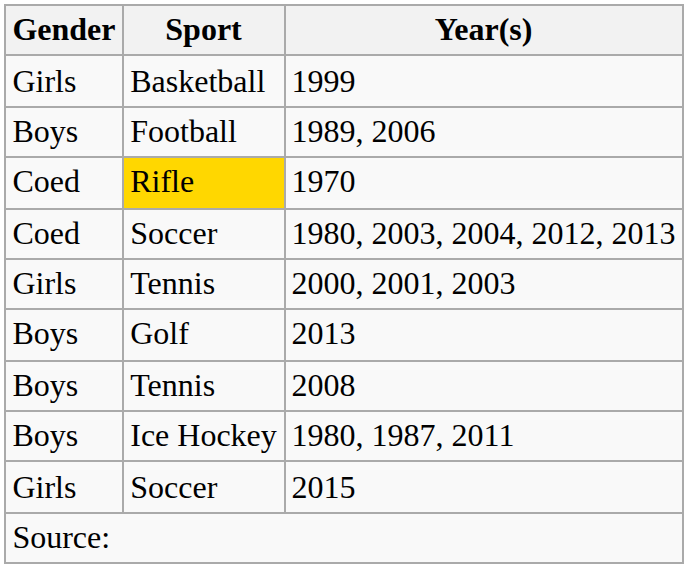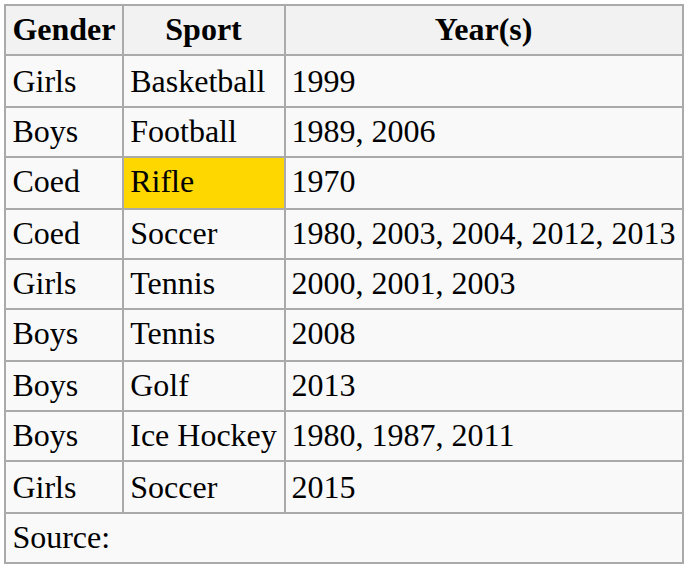rows swapped: (324, 385) <-> (324, 334)
